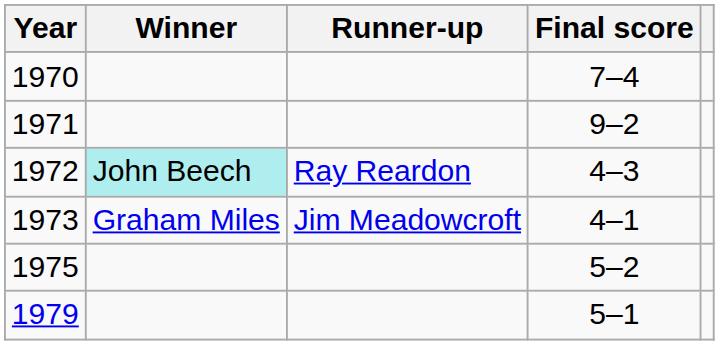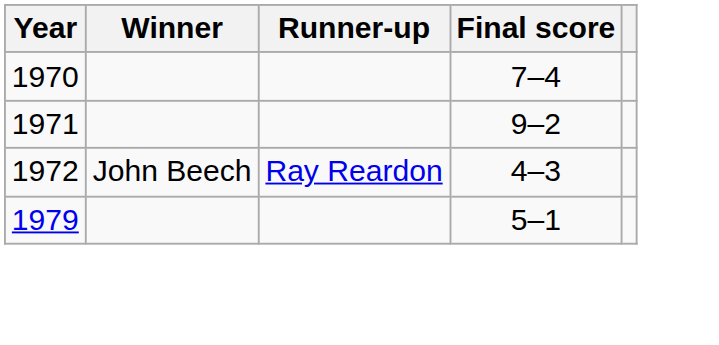(172, 171) paleturquoise background -> (172, 171) no background
- row: (45, 219)
- row: (45, 266)
